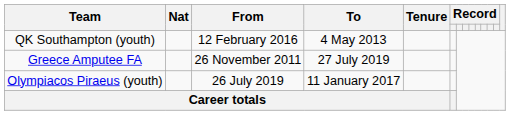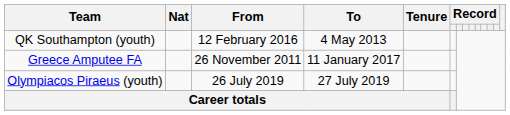(354, 60) 27 July 2019 -> (354, 60) 11 January 2017
(354, 80) 11 January 2017 -> (354, 80) 27 July 2019
